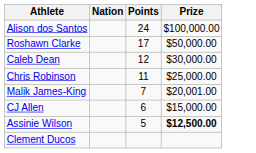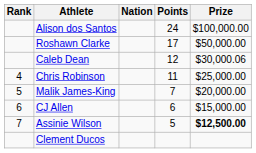+ column: (19, 12)
(191, 60) $30,000.00 -> (221, 60) $30,000.06
(191, 92) $20,001.00 -> (221, 92) $20,000.00
